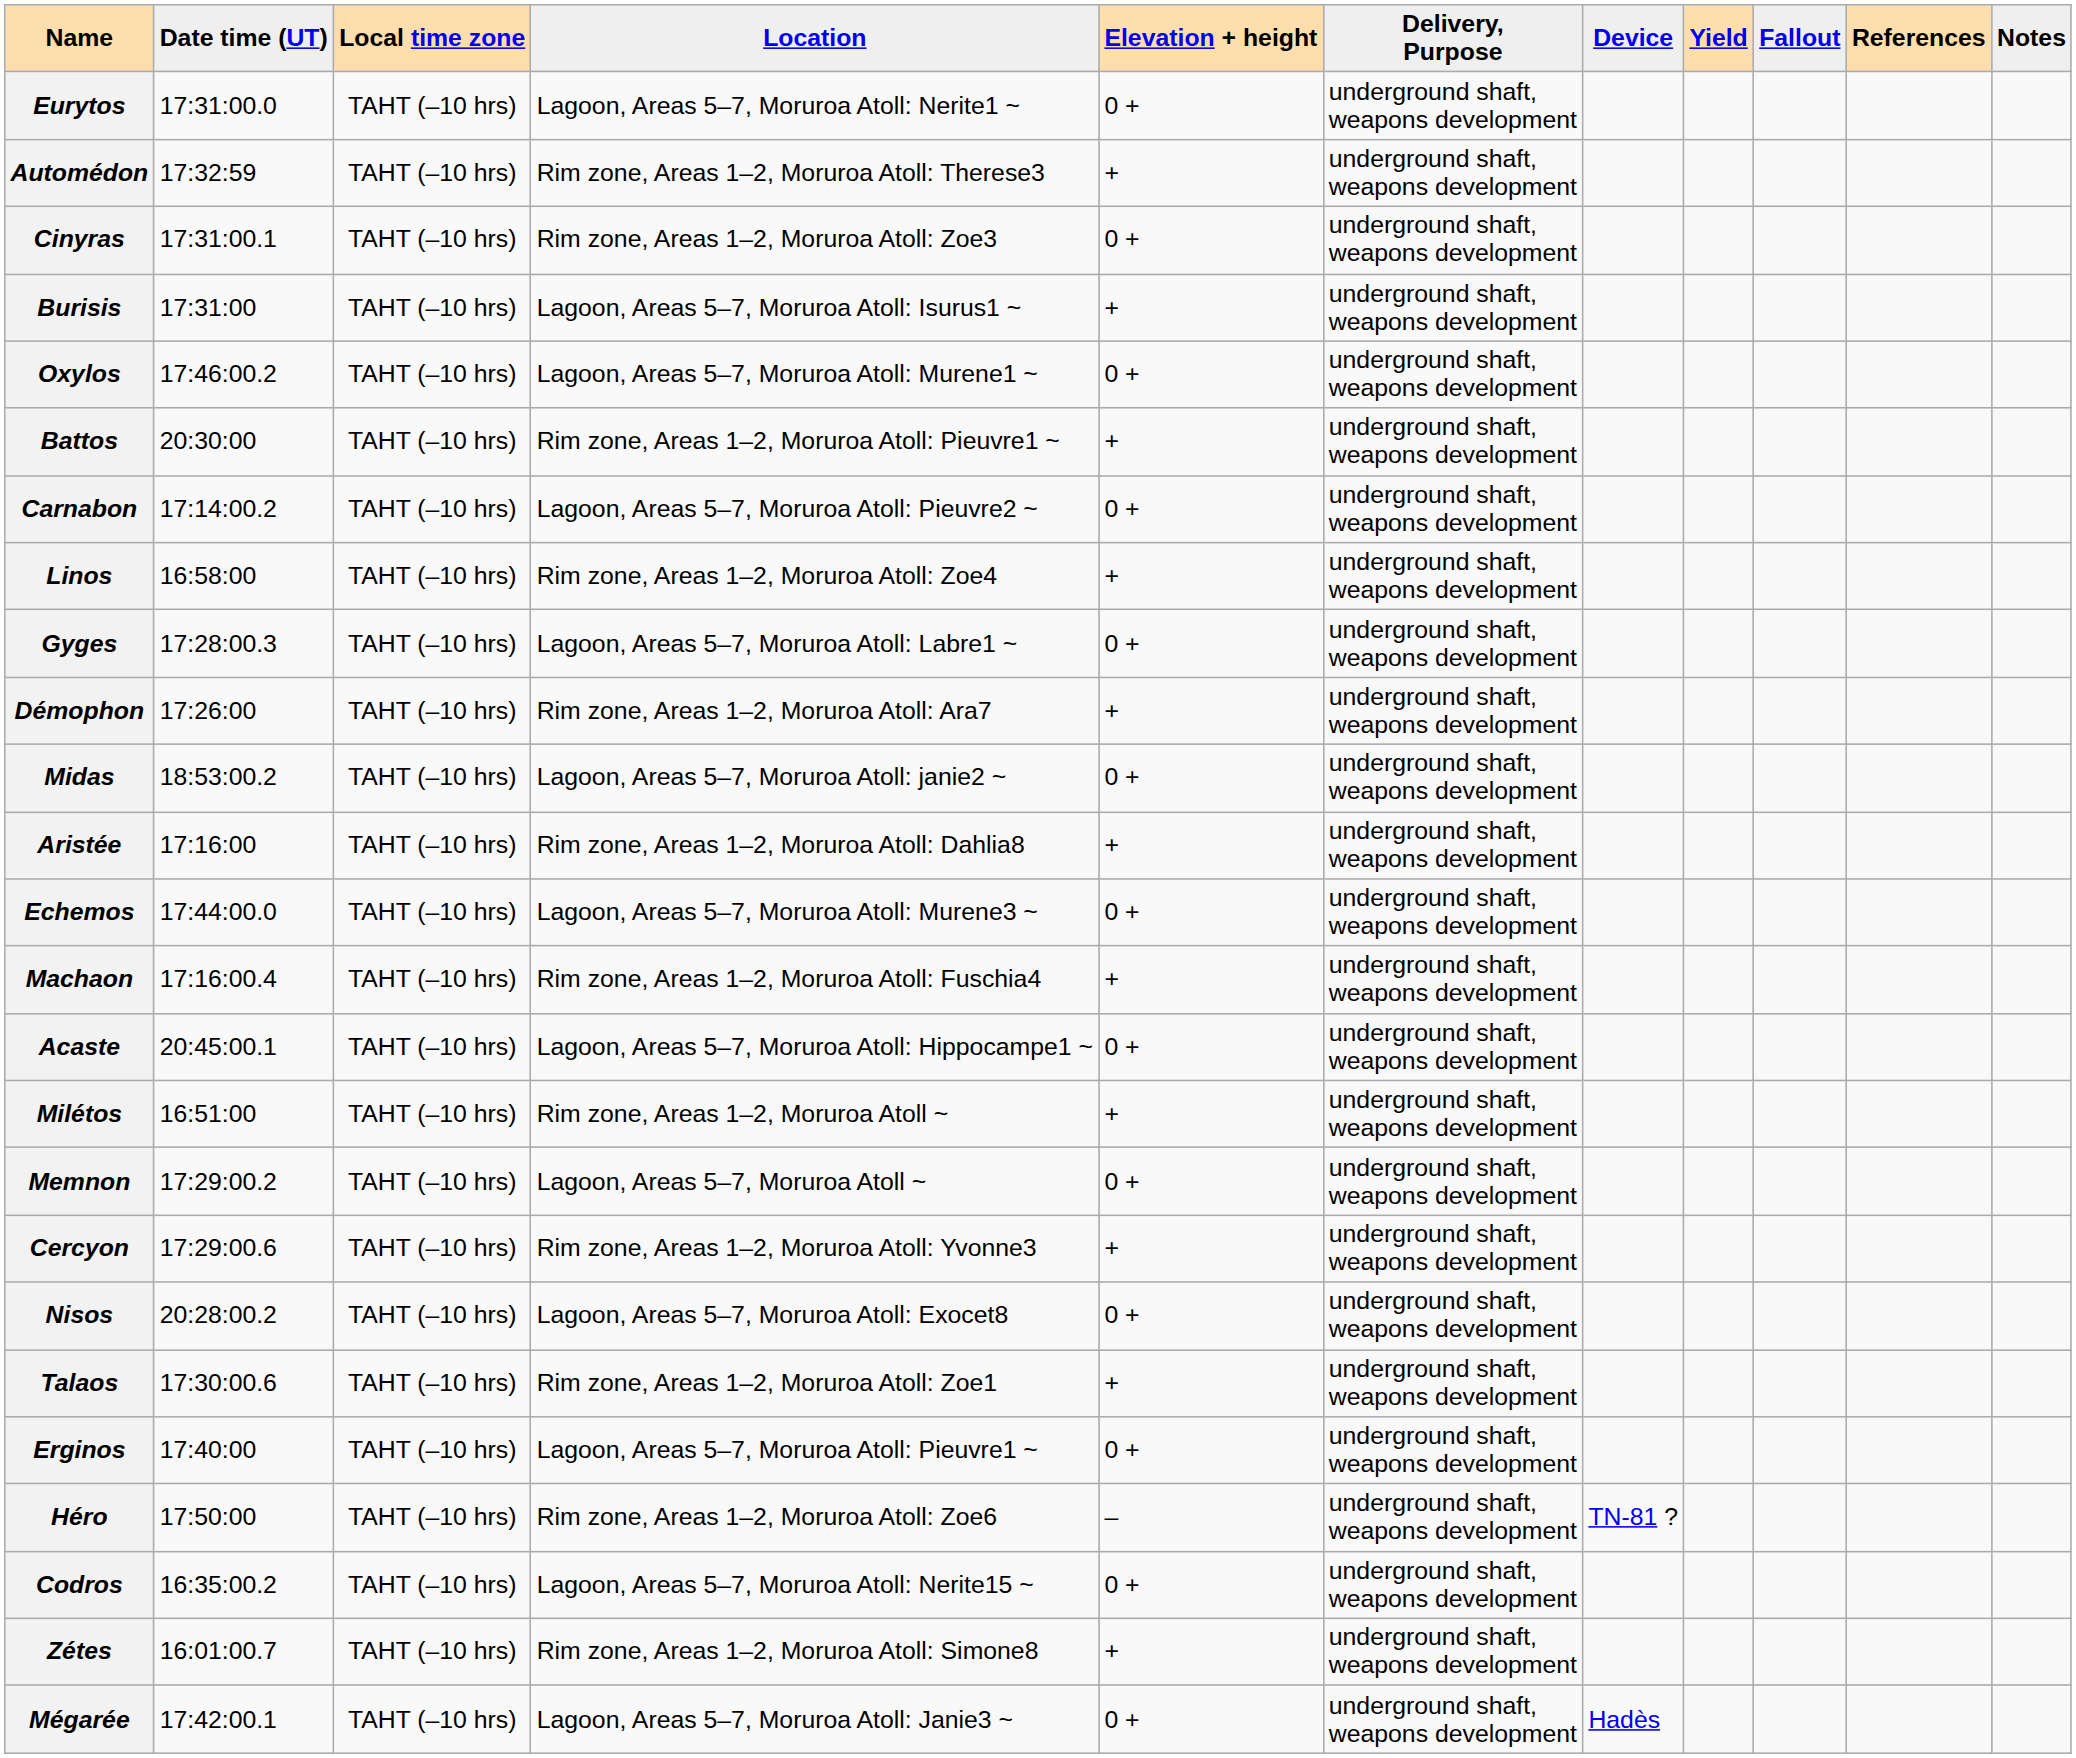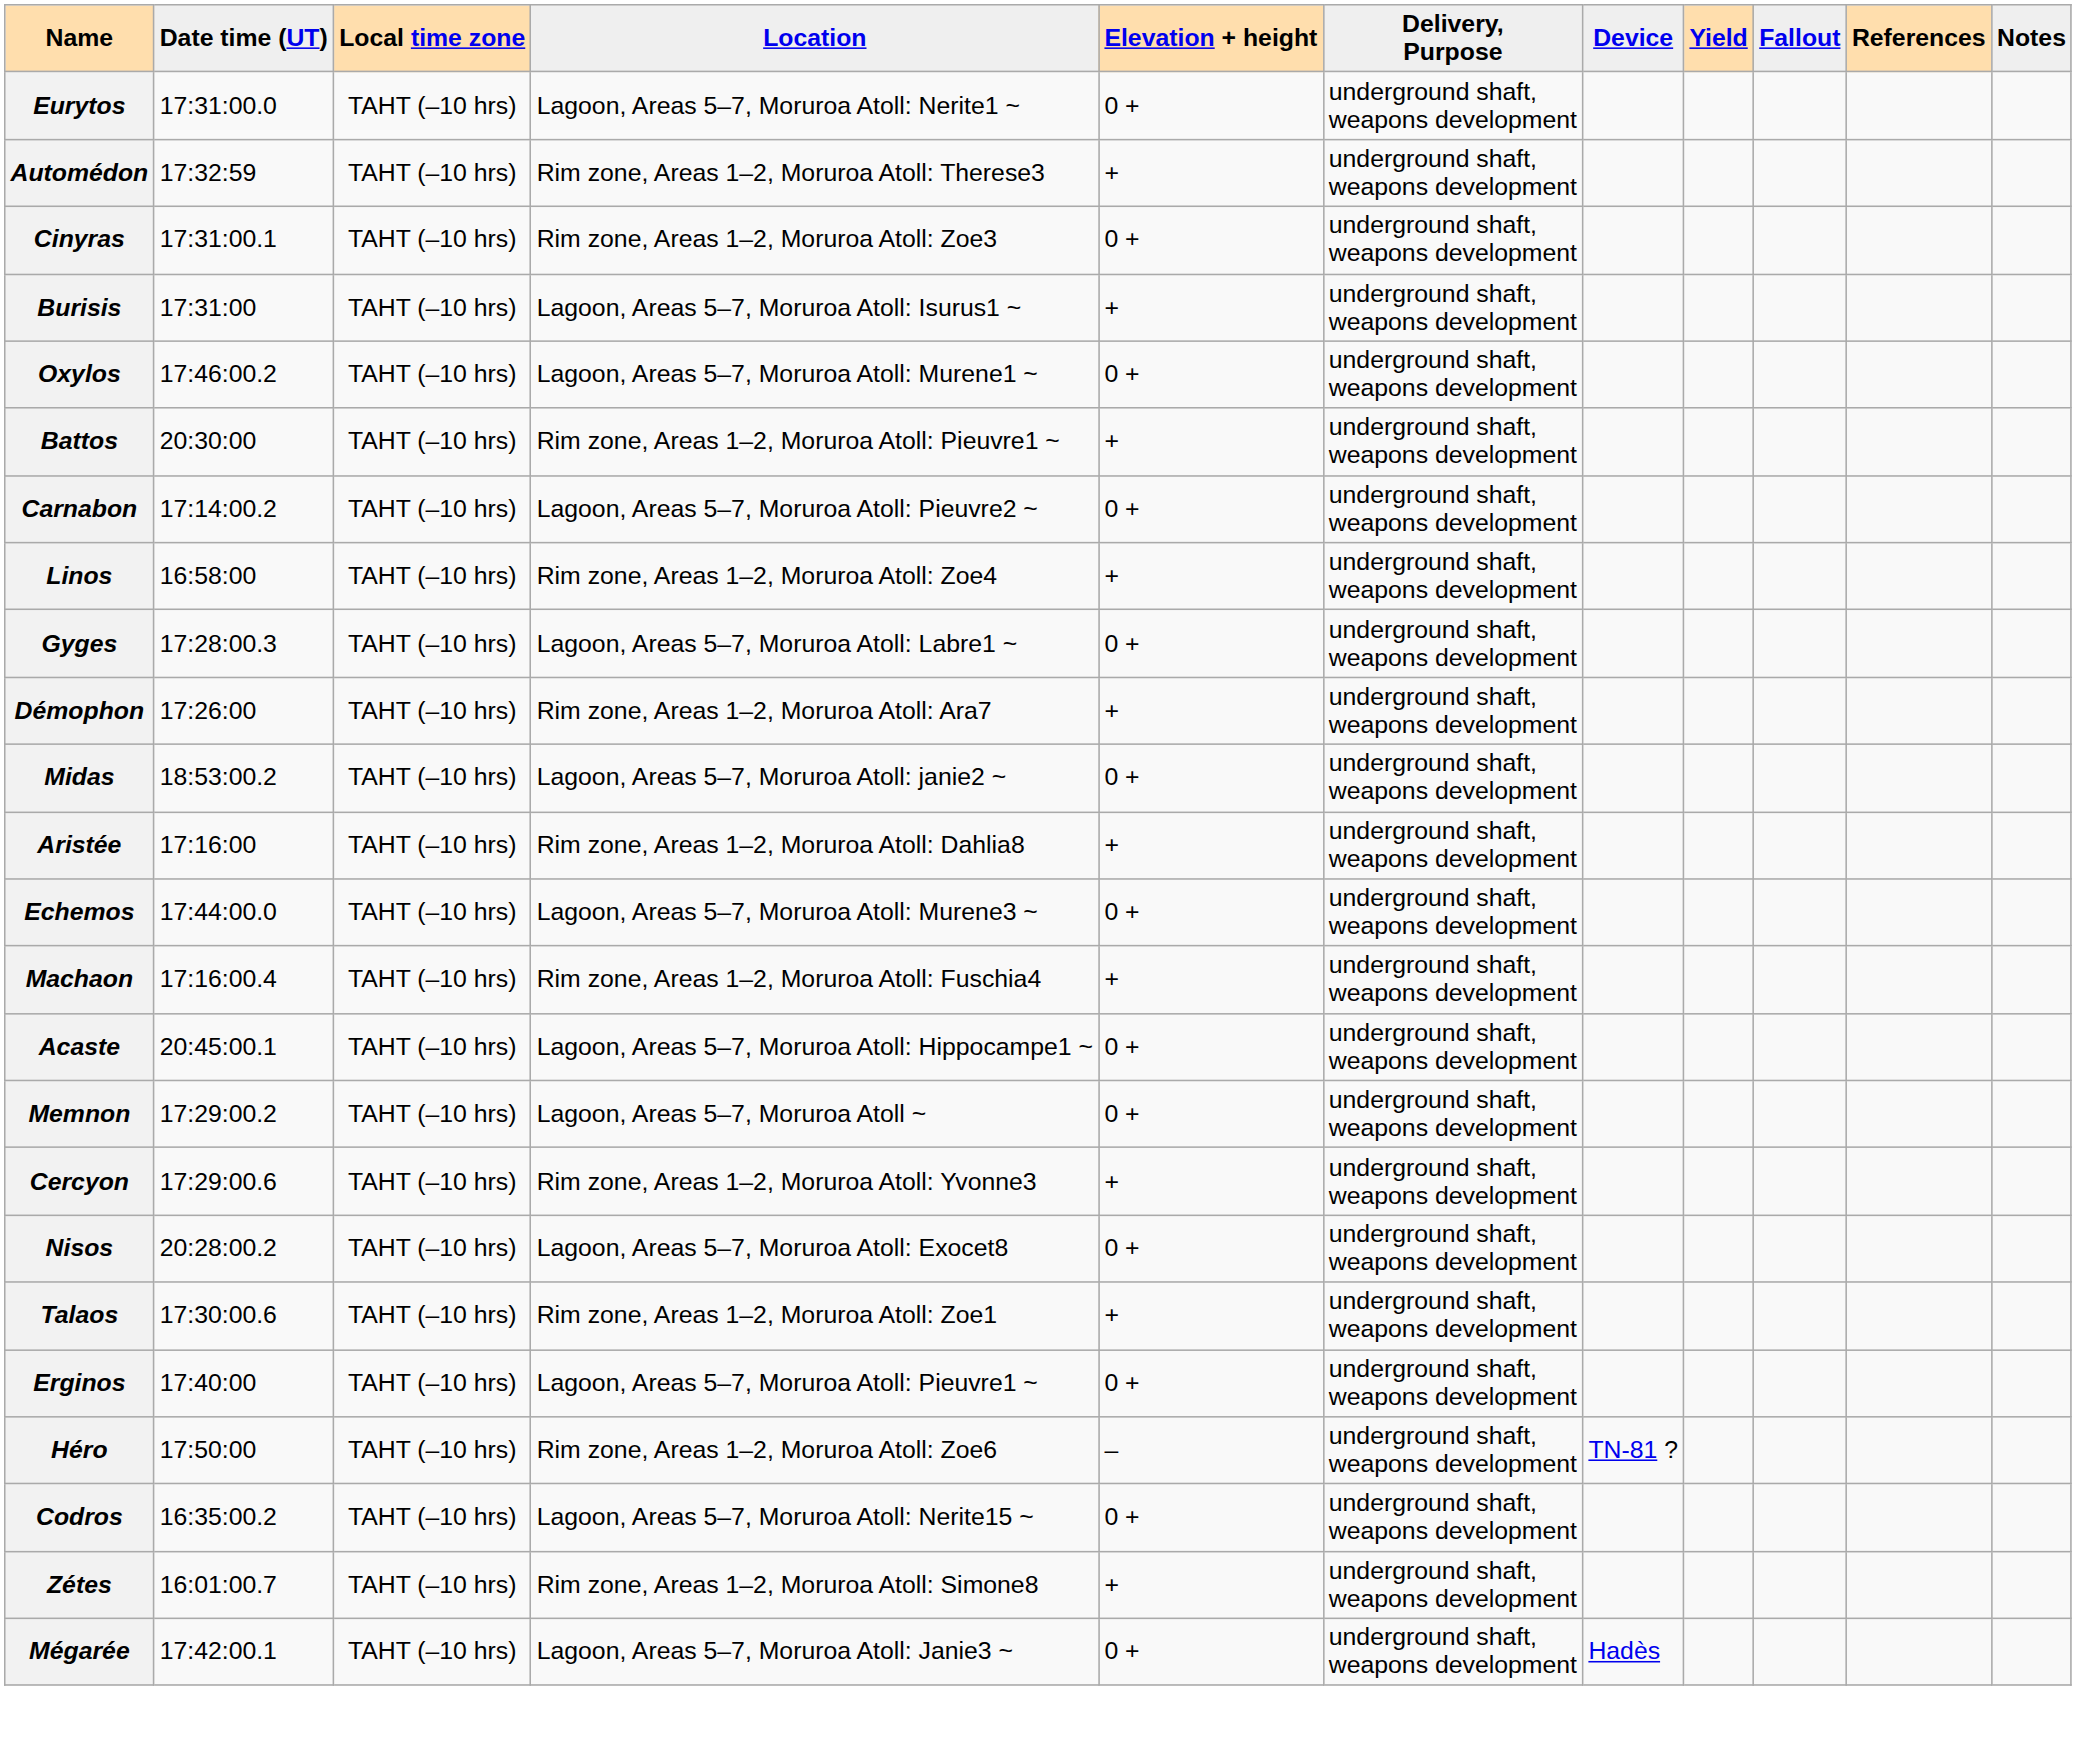- row: (79, 1113)
